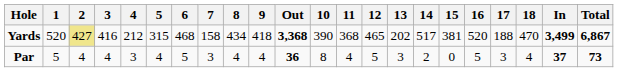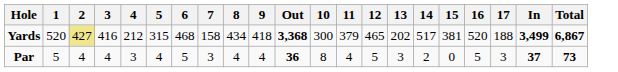- column: (529, 14)
(323, 35) 390 -> (323, 35) 300
(349, 35) 368 -> (349, 35) 379
